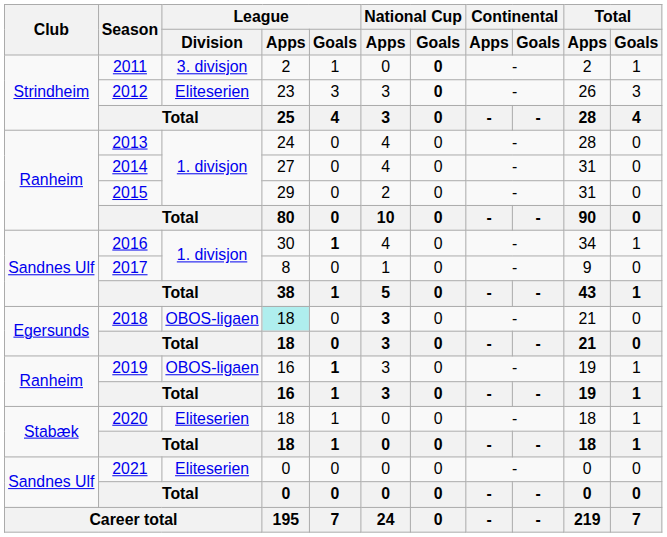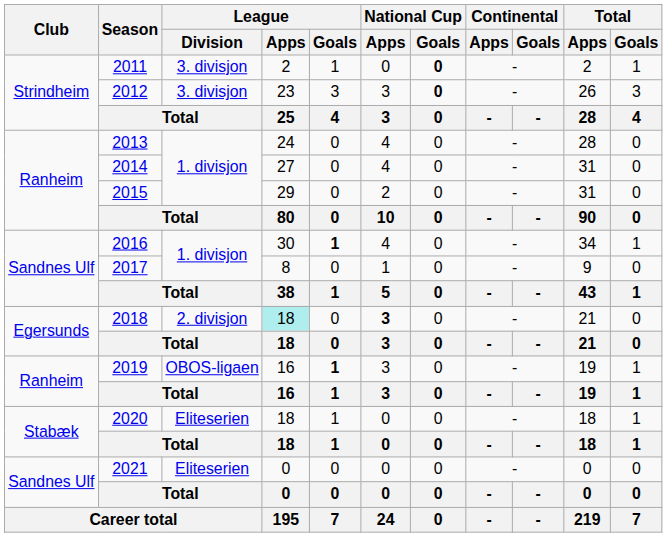(212, 92) Eliteserien -> (212, 92) 3. divisjon
(212, 318) OBOS-ligaen -> (212, 318) 2. divisjon
